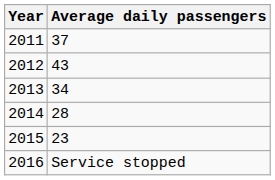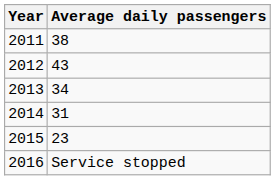(60, 41) 37 -> (60, 41) 38
(60, 114) 28 -> (60, 114) 31
